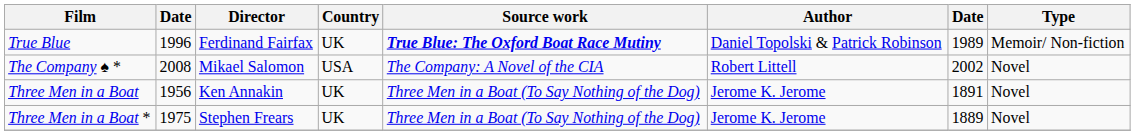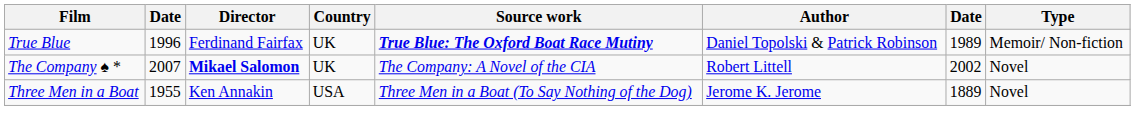(175, 67) 2008 -> (165, 67) 2007
(252, 67) normal -> (244, 67) bold
(337, 67) USA -> (324, 67) UK
(175, 92) 1956 -> (165, 92) 1955
(333, 92) UK -> (329, 92) USA
(968, 92) 1891 -> (966, 92) 1889
- row: (79, 117)
